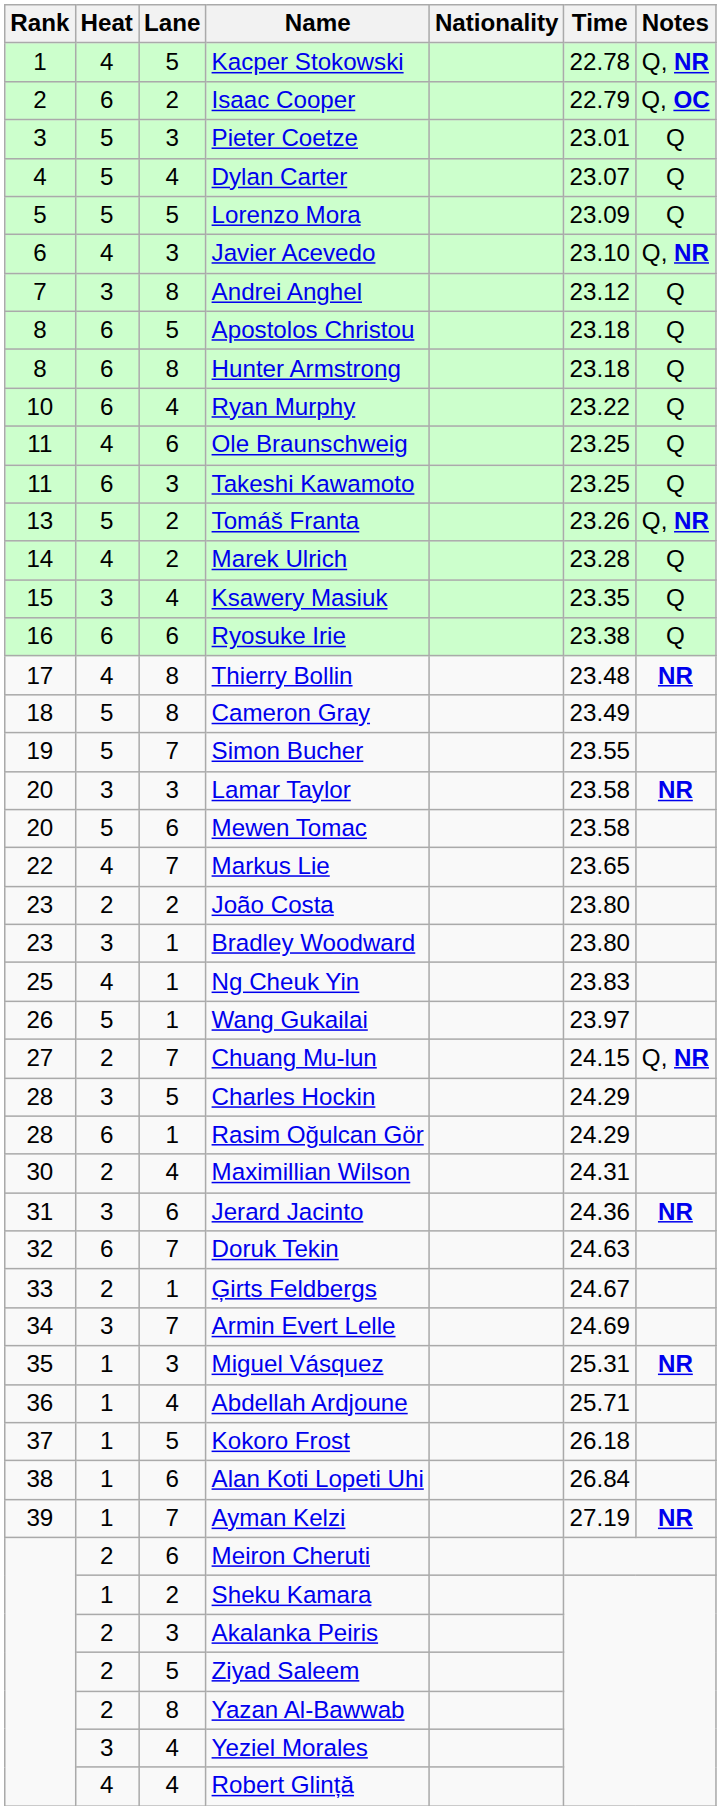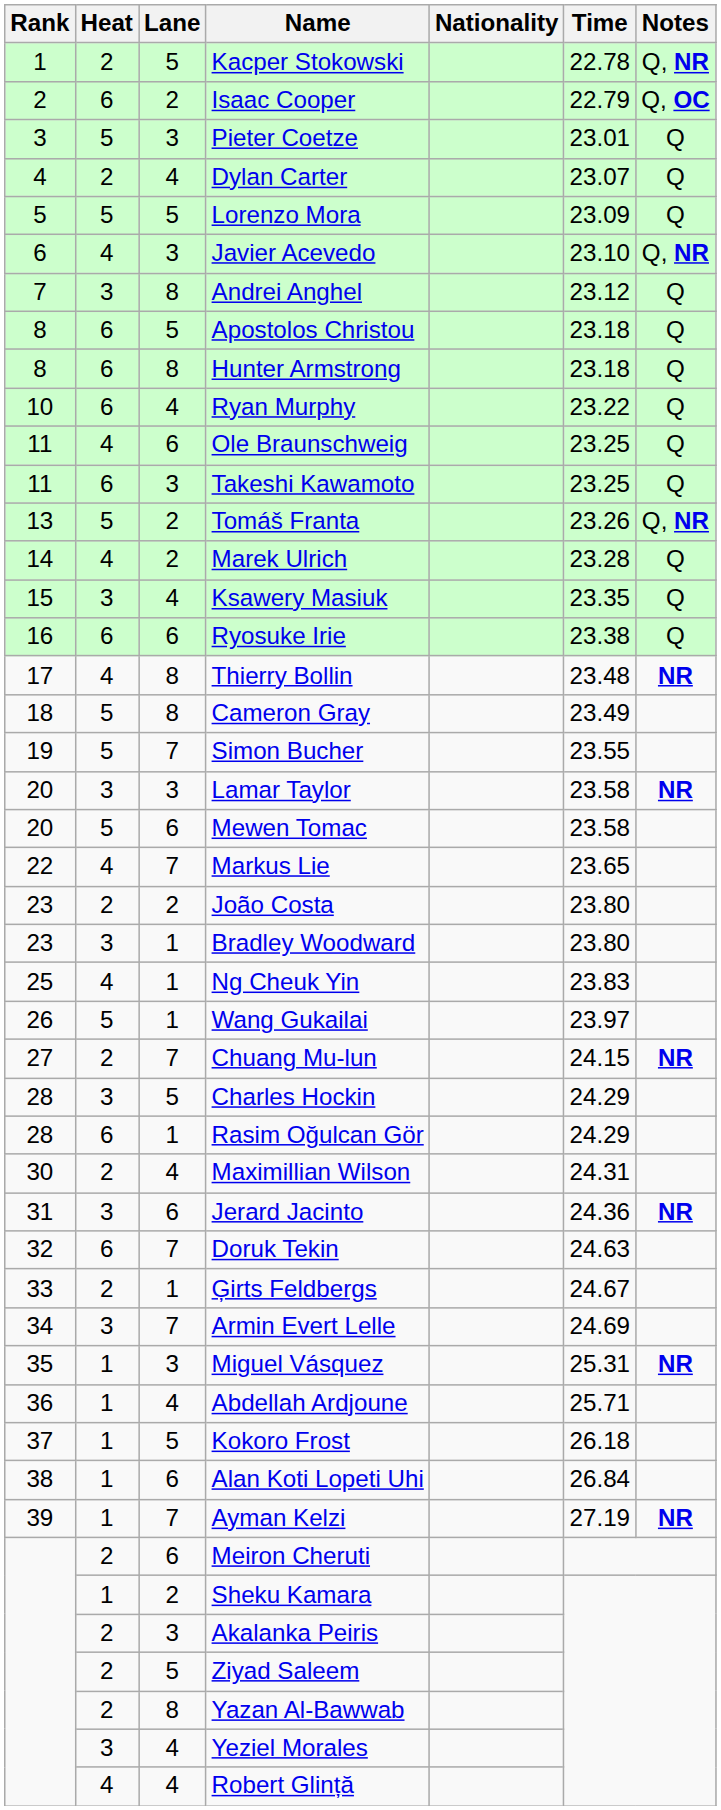(107, 61) 4 -> (107, 61) 2
(107, 176) 5 -> (107, 176) 2
(675, 1058) Q, NR -> (675, 1058) NR
